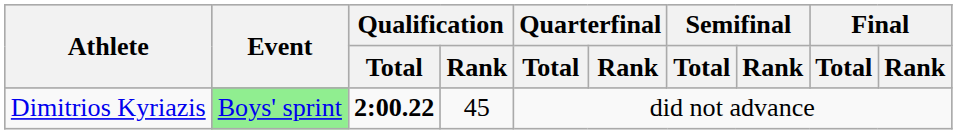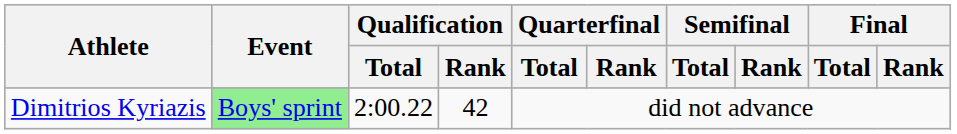(394, 107) bold -> (393, 107) normal
(477, 107) 45 -> (475, 107) 42
